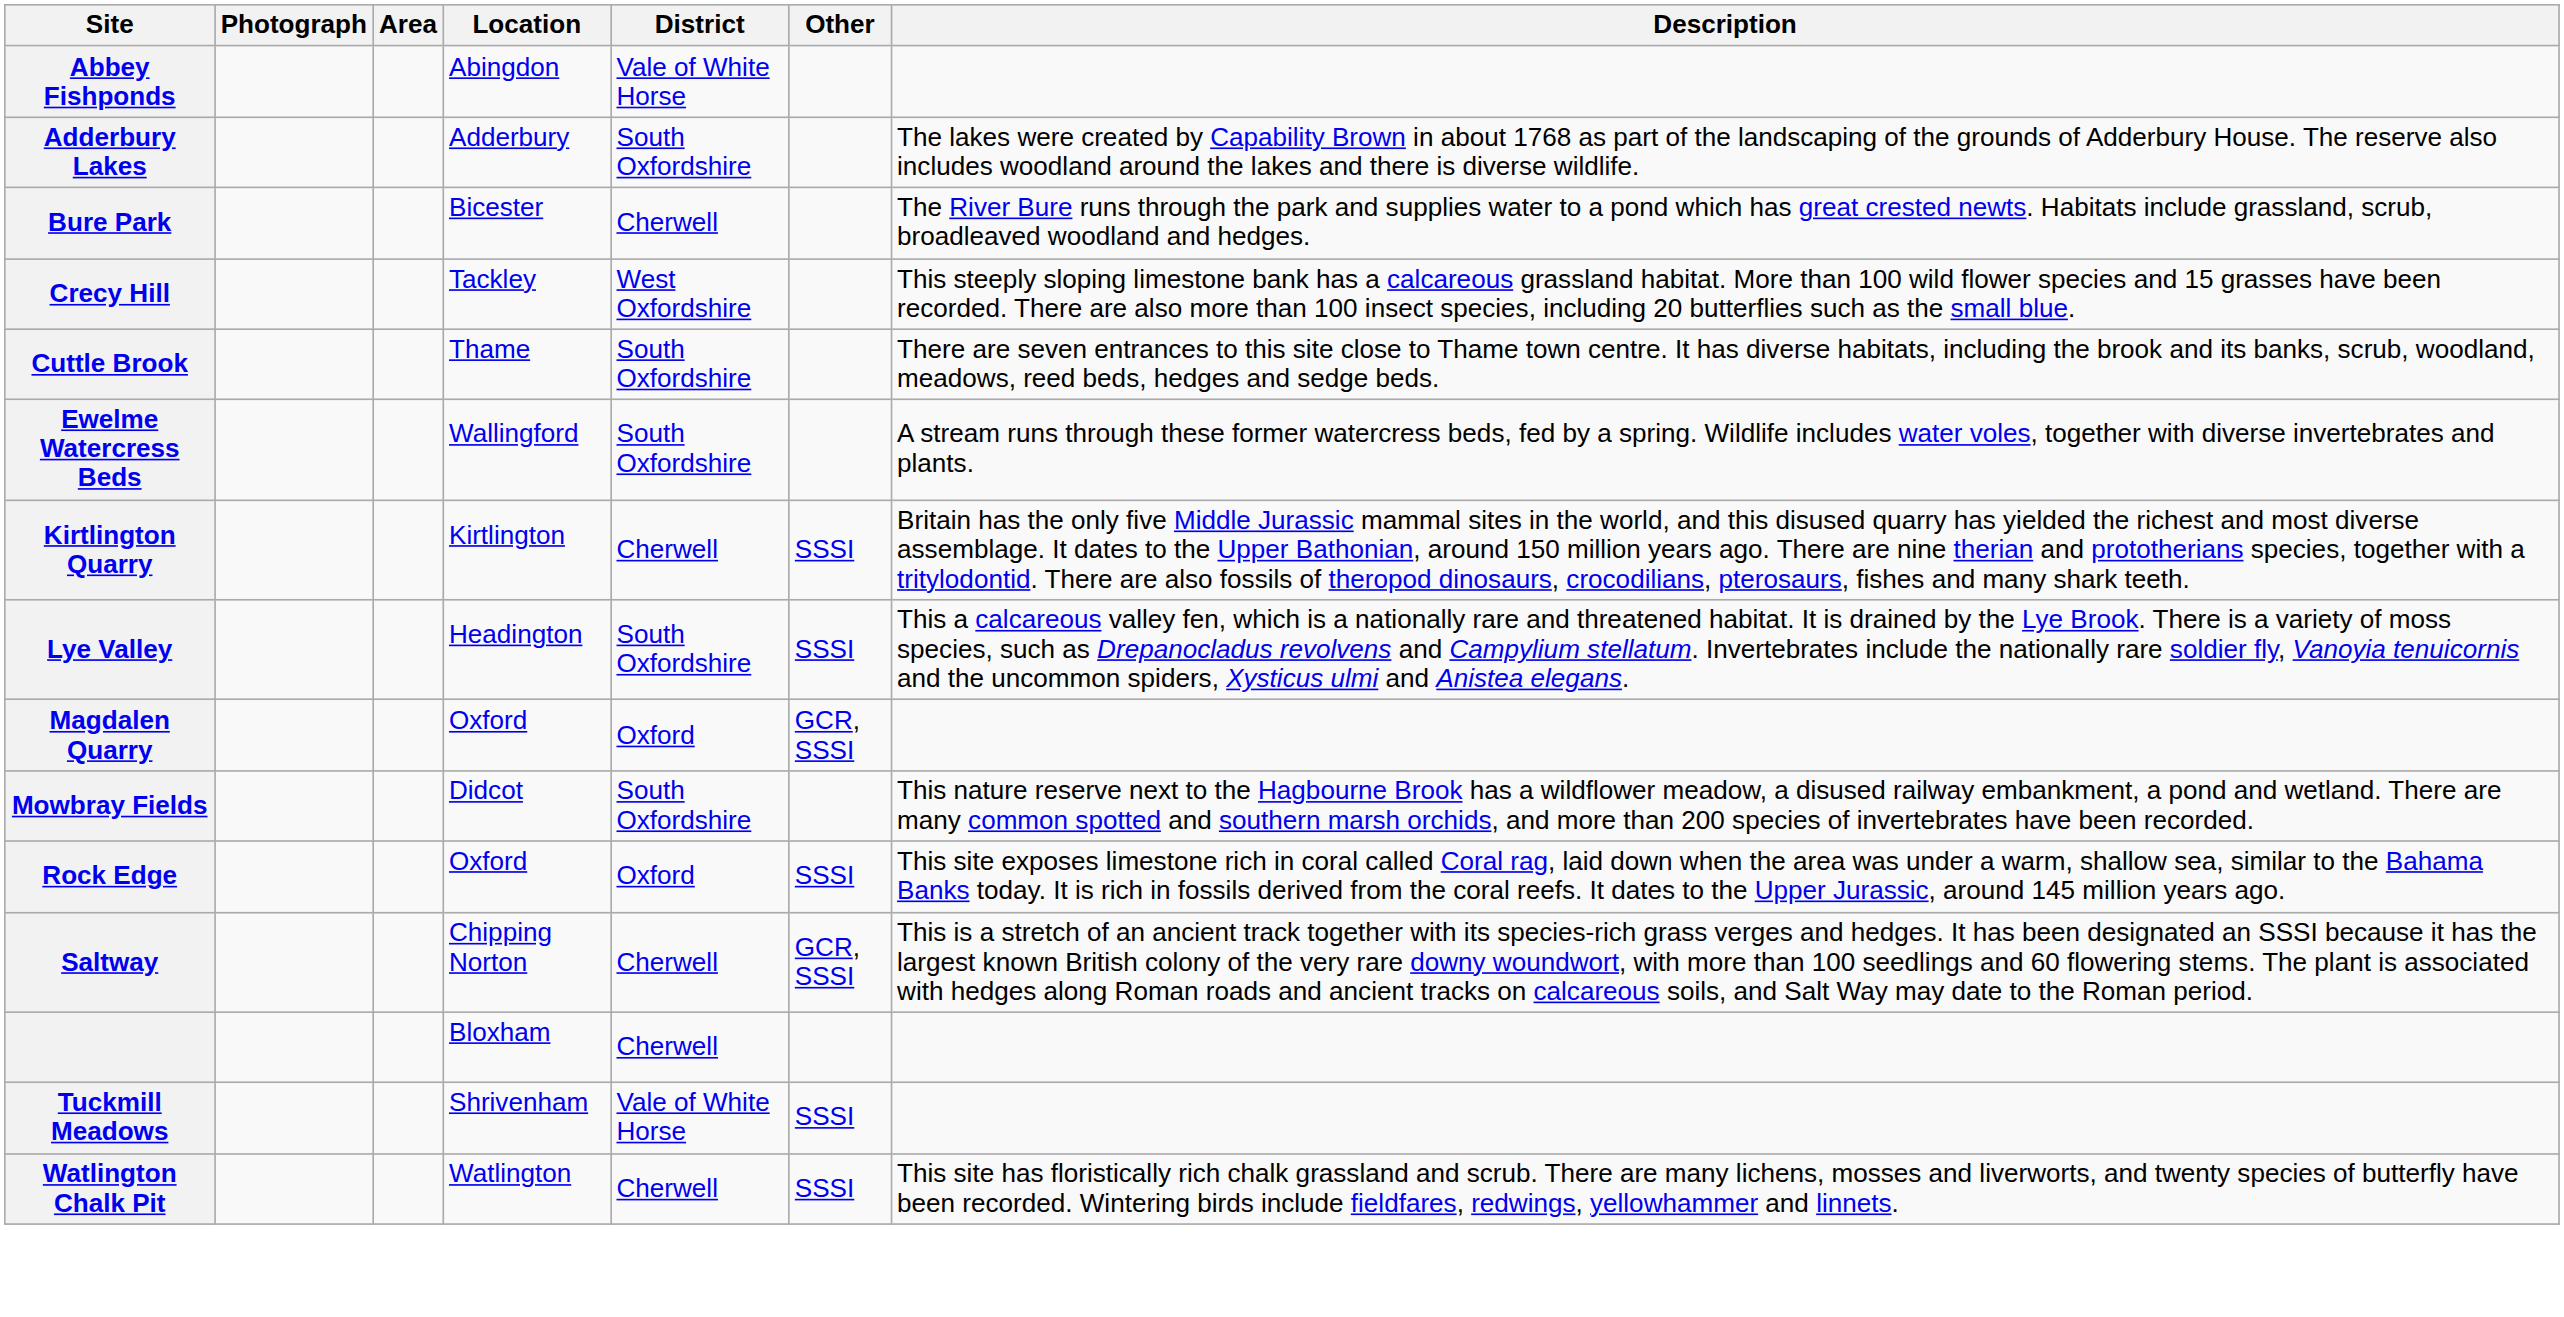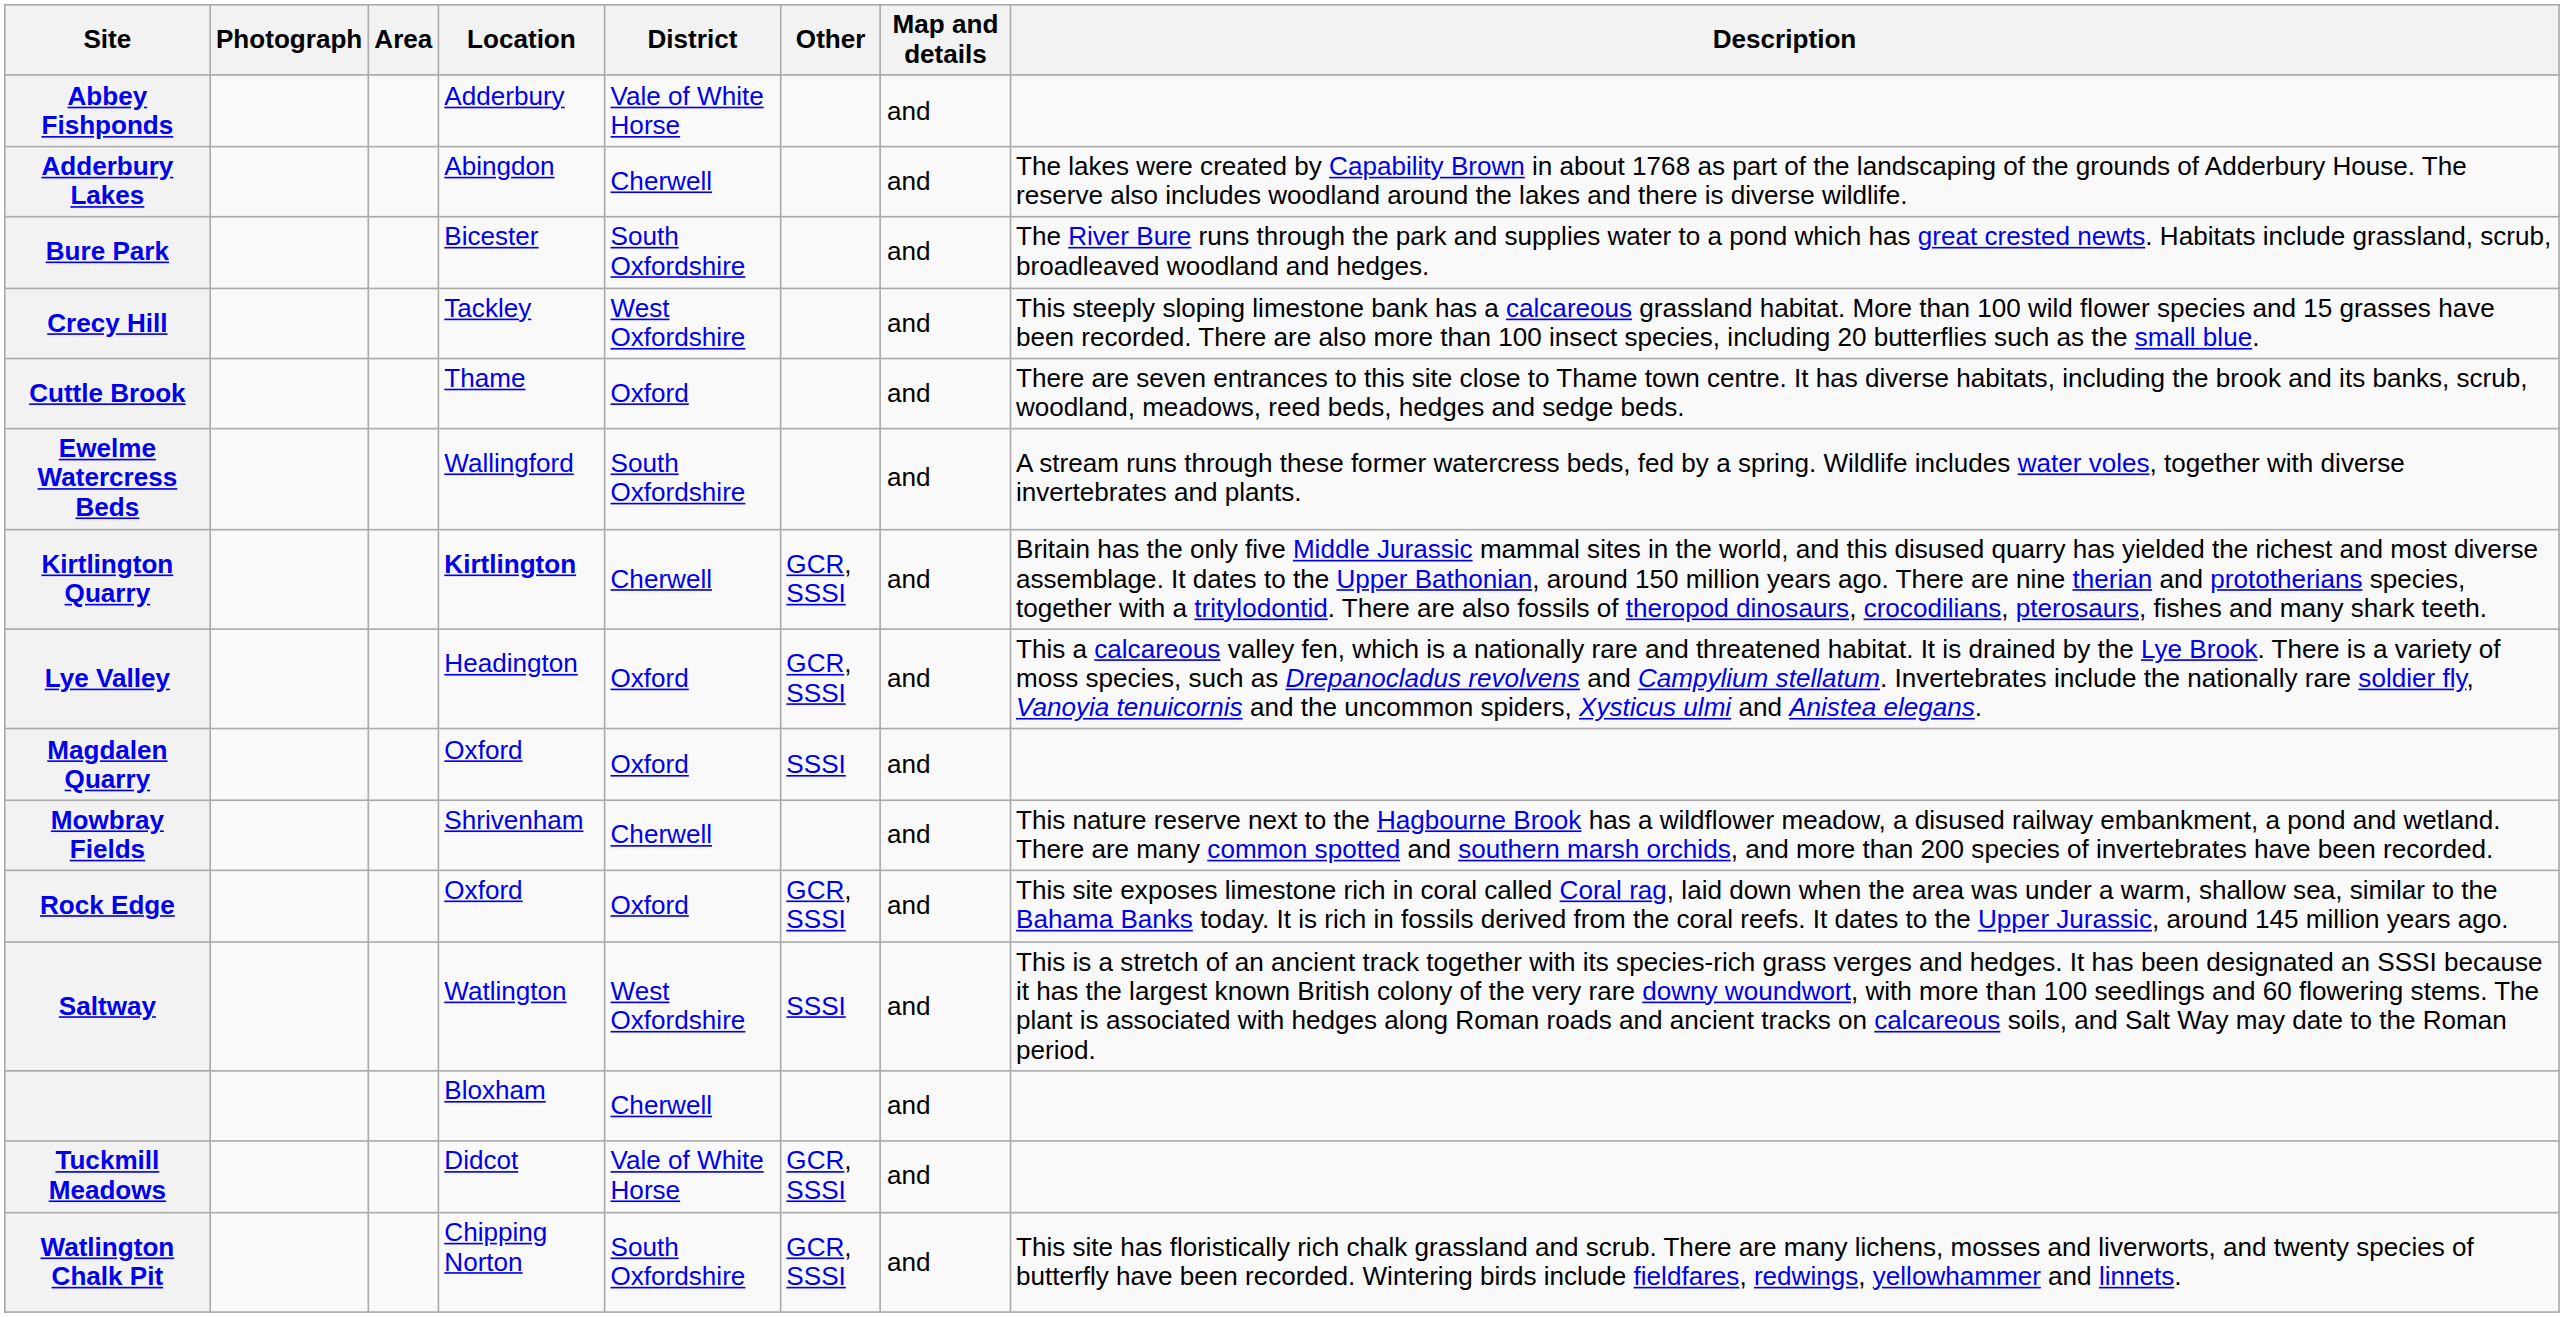+ column: (945, 39)
(504, 66) Abingdon -> (504, 95) Adderbury
(509, 137) Adderbury -> (499, 166) Abingdon
(684, 151) South Oxfordshire -> (661, 181) Cherwell
(667, 222) Cherwell -> (678, 251) South Oxfordshire
(684, 364) South Oxfordshire -> (650, 393) Oxford
(507, 534) normal -> (510, 564) bold
(825, 549) SSSI -> (819, 578) GCR, SSSI
(684, 649) South Oxfordshire -> (650, 678) Oxford
(825, 649) SSSI -> (819, 678) GCR, SSSI
(827, 734) GCR, SSSI -> (816, 764) SSSI
(486, 790) Didcot -> (514, 820) Shrivenham
(684, 805) South Oxfordshire -> (661, 834) Cherwell
(825, 876) SSSI -> (819, 905) GCR, SSSI
(500, 946) Chipping Norton -> (505, 990) Watlington
(667, 961) Cherwell -> (678, 1005) West Oxfordshire
(827, 961) GCR, SSSI -> (816, 1005) SSSI
(519, 1103) Shrivenham -> (481, 1161) Didcot
(825, 1117) SSSI -> (819, 1176) GCR, SSSI
(510, 1173) Watlington -> (496, 1247) Chipping Norton
(667, 1188) Cherwell -> (678, 1261) South Oxfordshire
(825, 1188) SSSI -> (819, 1261) GCR, SSSI
